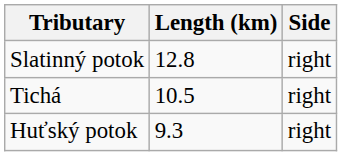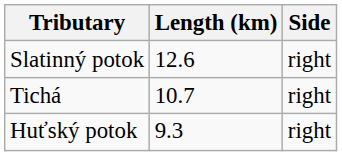(175, 58) 12.8 -> (175, 58) 12.6
(175, 95) 10.5 -> (175, 95) 10.7
